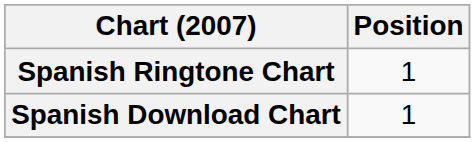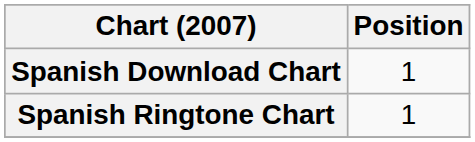rows swapped: (176, 114) <-> (176, 70)
